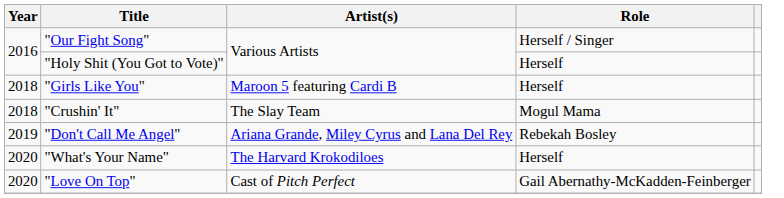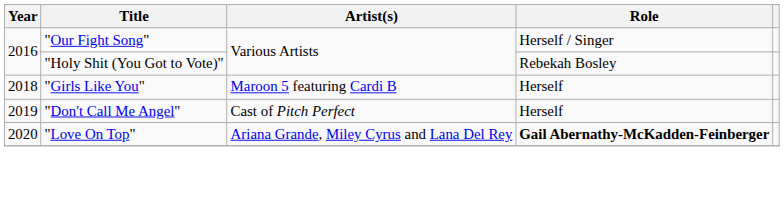(541, 63) Herself -> (568, 63) Rebekah Bosley
- row: (82, 110)
(371, 134) Ariana Grande, Miley Cyrus and Lana Del Rey -> (293, 110) Cast of Pitch Perfect
(568, 134) Rebekah Bosley -> (541, 110) Herself
- row: (107, 157)
(293, 181) Cast of Pitch Perfect -> (371, 134) Ariana Grande, Miley Cyrus and Lana Del Rey
(635, 181) normal -> (644, 134) bold
